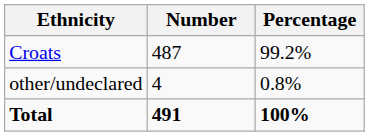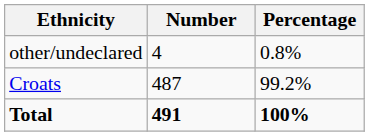rows swapped: (35, 51) <-> (76, 83)
